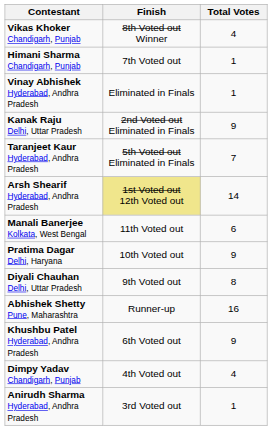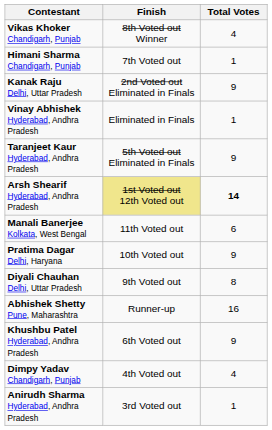rows swapped: (44, 93) <-> (45, 125)
(234, 157) 7 -> (234, 157) 9
(234, 196) normal -> (234, 196) bold
